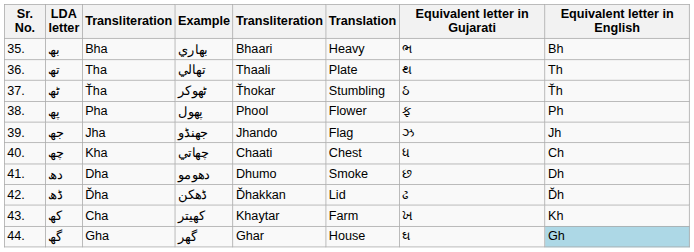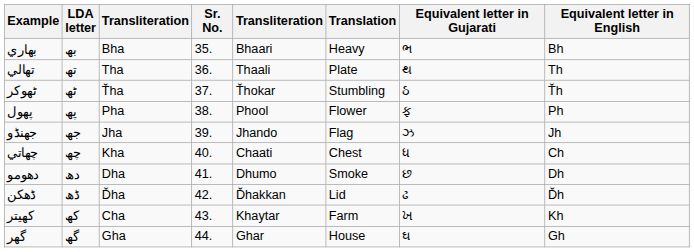columns swapped: (25, 21) <-> (204, 21)
(556, 236) lightblue background -> (556, 236) no background
